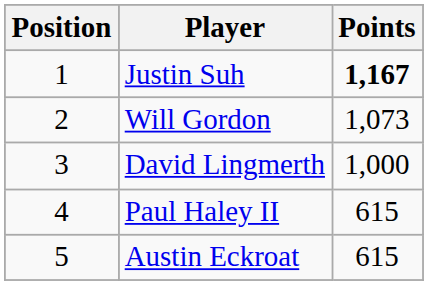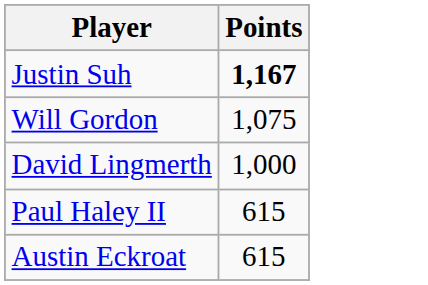- column: (61, 27)
(377, 119) 1,073 -> (264, 119) 1,075
